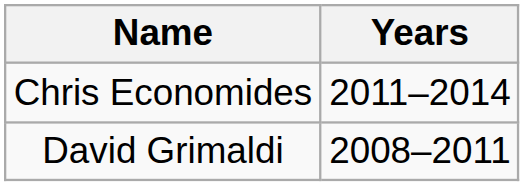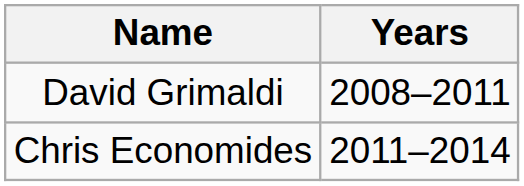rows swapped: (163, 150) <-> (163, 92)
